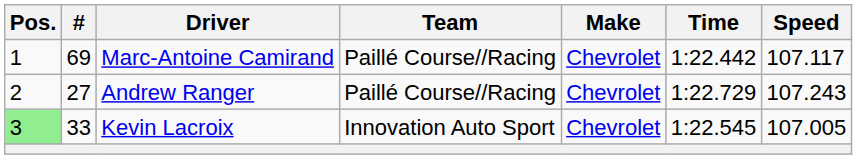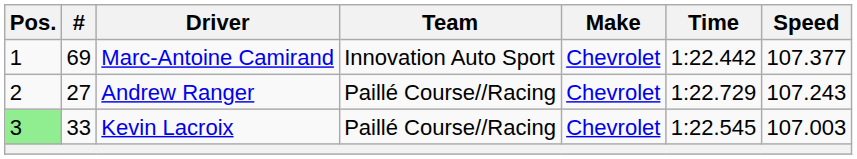(450, 57) Paillé Course//Racing -> (449, 57) Innovation Auto Sport
(806, 57) 107.117 -> (806, 57) 107.377
(449, 127) Innovation Auto Sport -> (450, 127) Paillé Course//Racing
(806, 127) 107.005 -> (806, 127) 107.003
